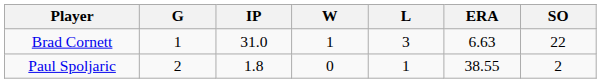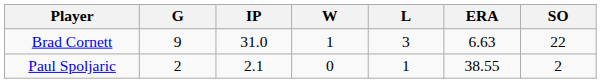(178, 41) 1 -> (178, 41) 9
(254, 66) 1.8 -> (254, 66) 2.1
